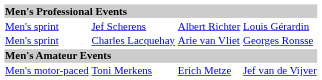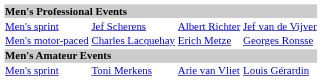(276, 26) Louis Gérardin -> (280, 26) Jef van de Vijver
(32, 41) Men's sprint -> (47, 41) Men's motor-paced
(209, 41) Arie van Vliet -> (205, 41) Erich Metze
(47, 71) Men's motor-paced -> (32, 71) Men's sprint
(205, 71) Erich Metze -> (209, 71) Arie van Vliet
(280, 71) Jef van de Vijver -> (276, 71) Louis Gérardin
